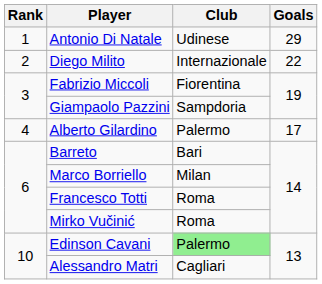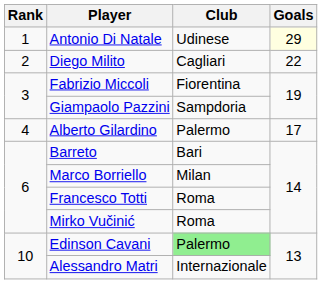(293, 38) no background -> (293, 38) lightyellow background
(222, 61) Internazionale -> (201, 61) Cagliari
(201, 267) Cagliari -> (222, 267) Internazionale
